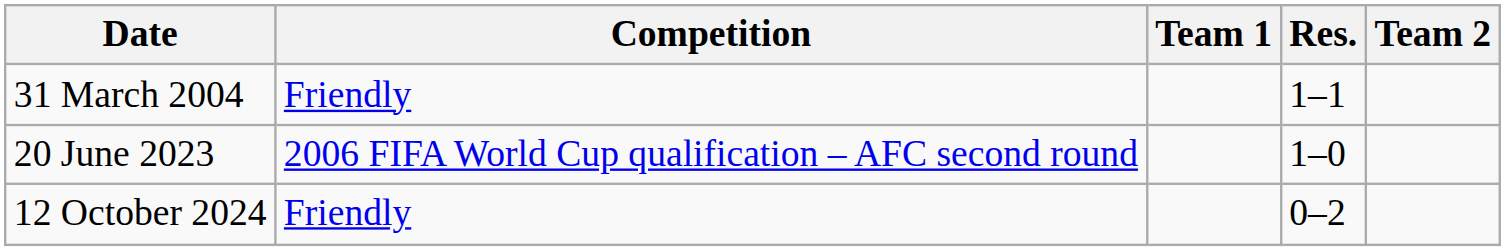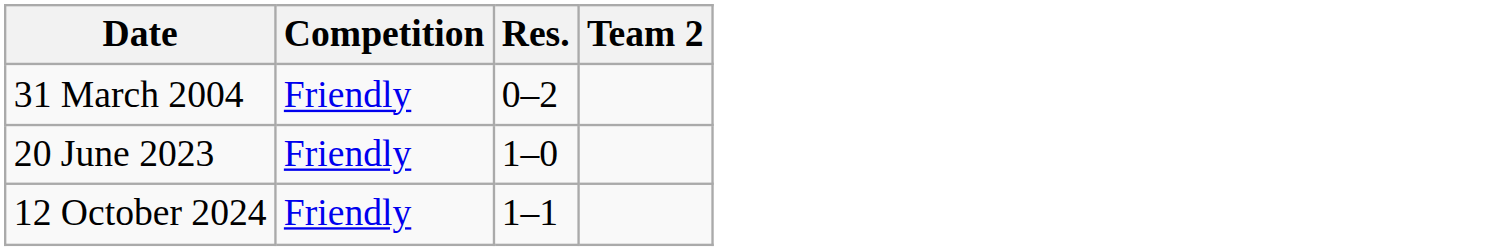- column: (1214, 34)
(1318, 93) 1–1 -> (530, 93) 0–2
(711, 153) 2006 FIFA World Cup qualification – AFC second round -> (348, 153) Friendly
(1318, 213) 0–2 -> (530, 213) 1–1
